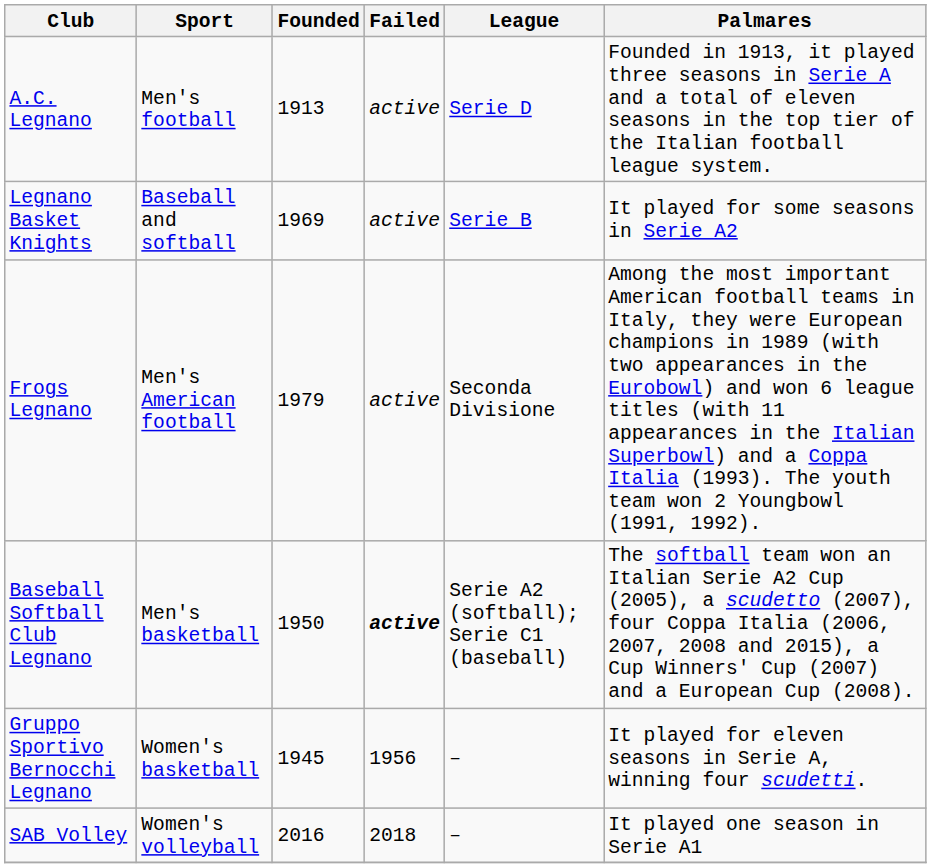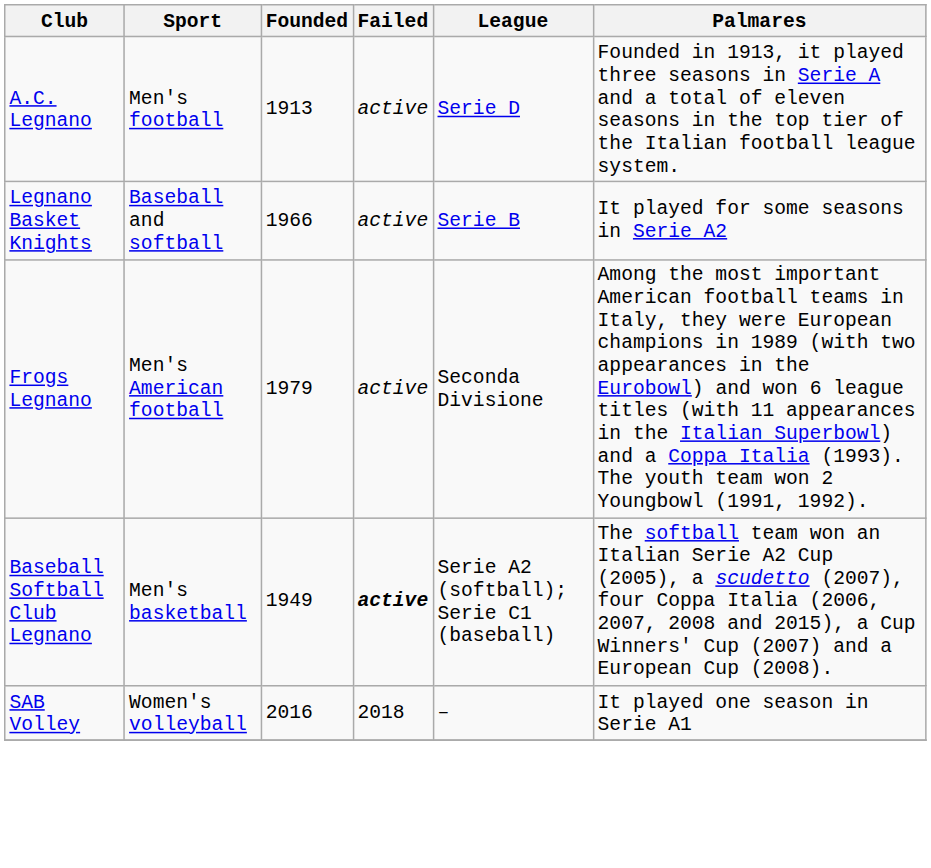(301, 221) 1969 -> (289, 221) 1966
(301, 624) 1950 -> (289, 602) 1949
- row: (62, 758)
